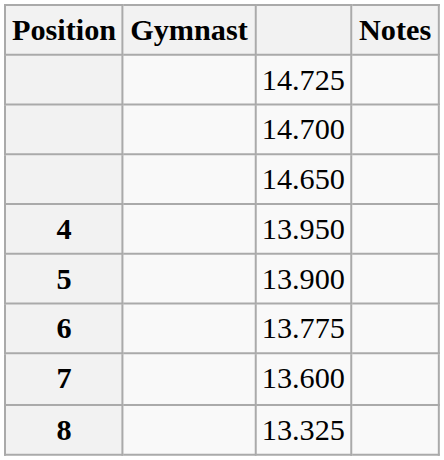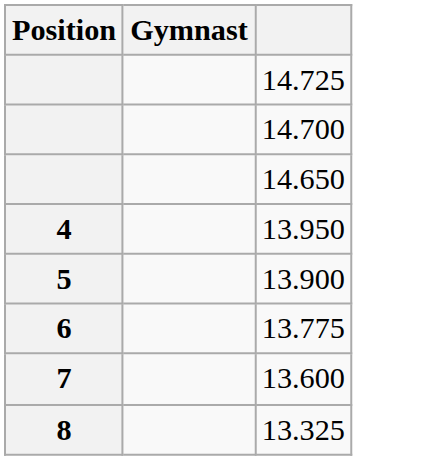- column: (395, 29)
